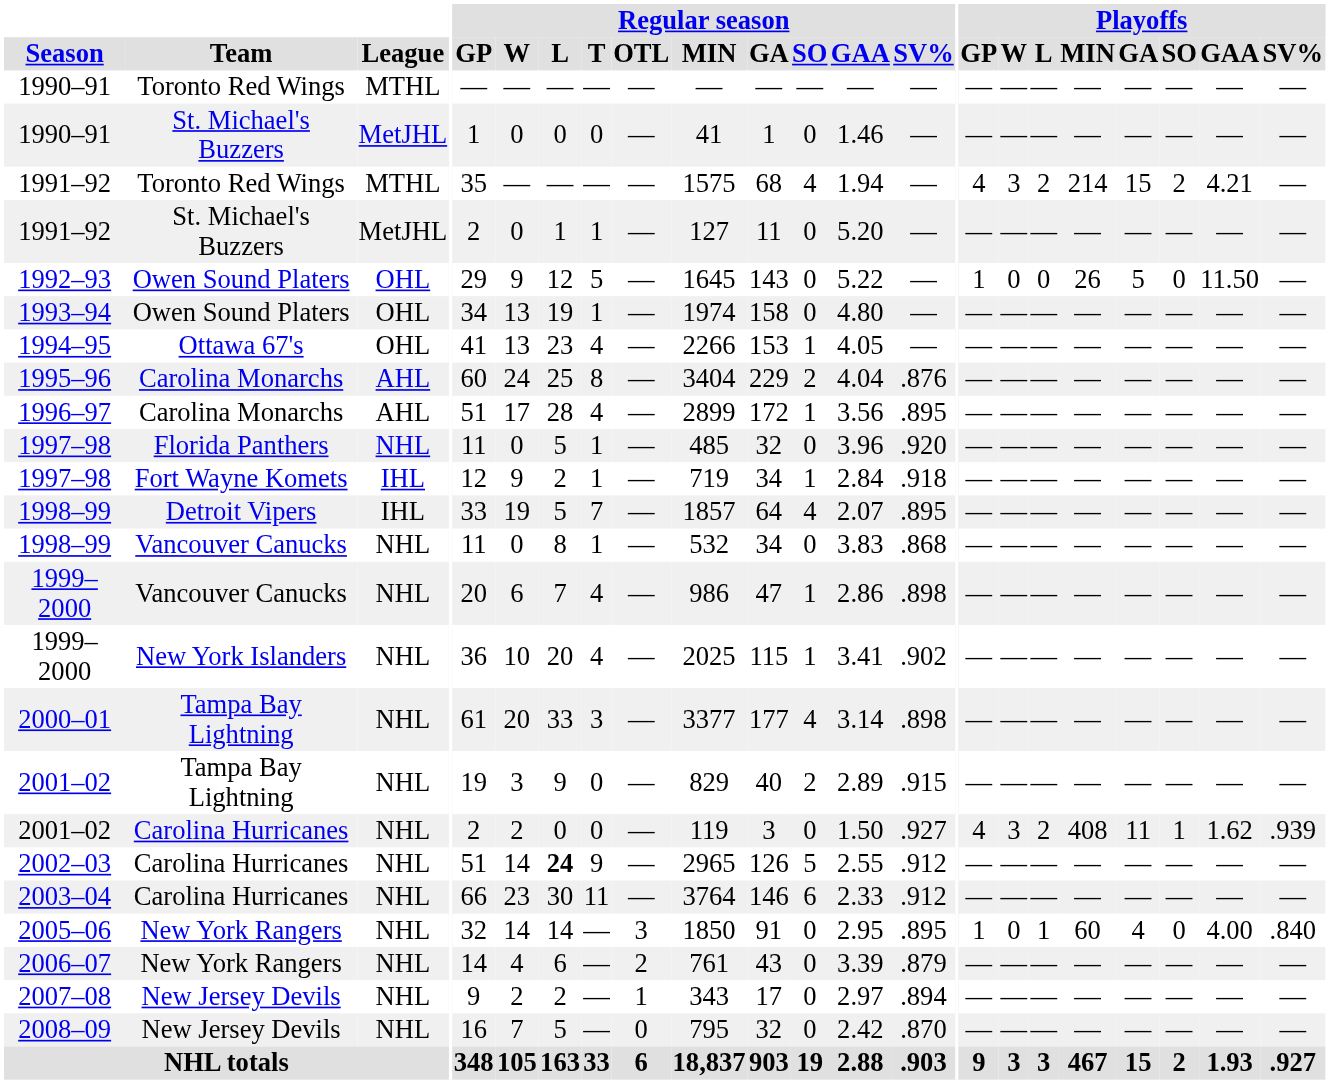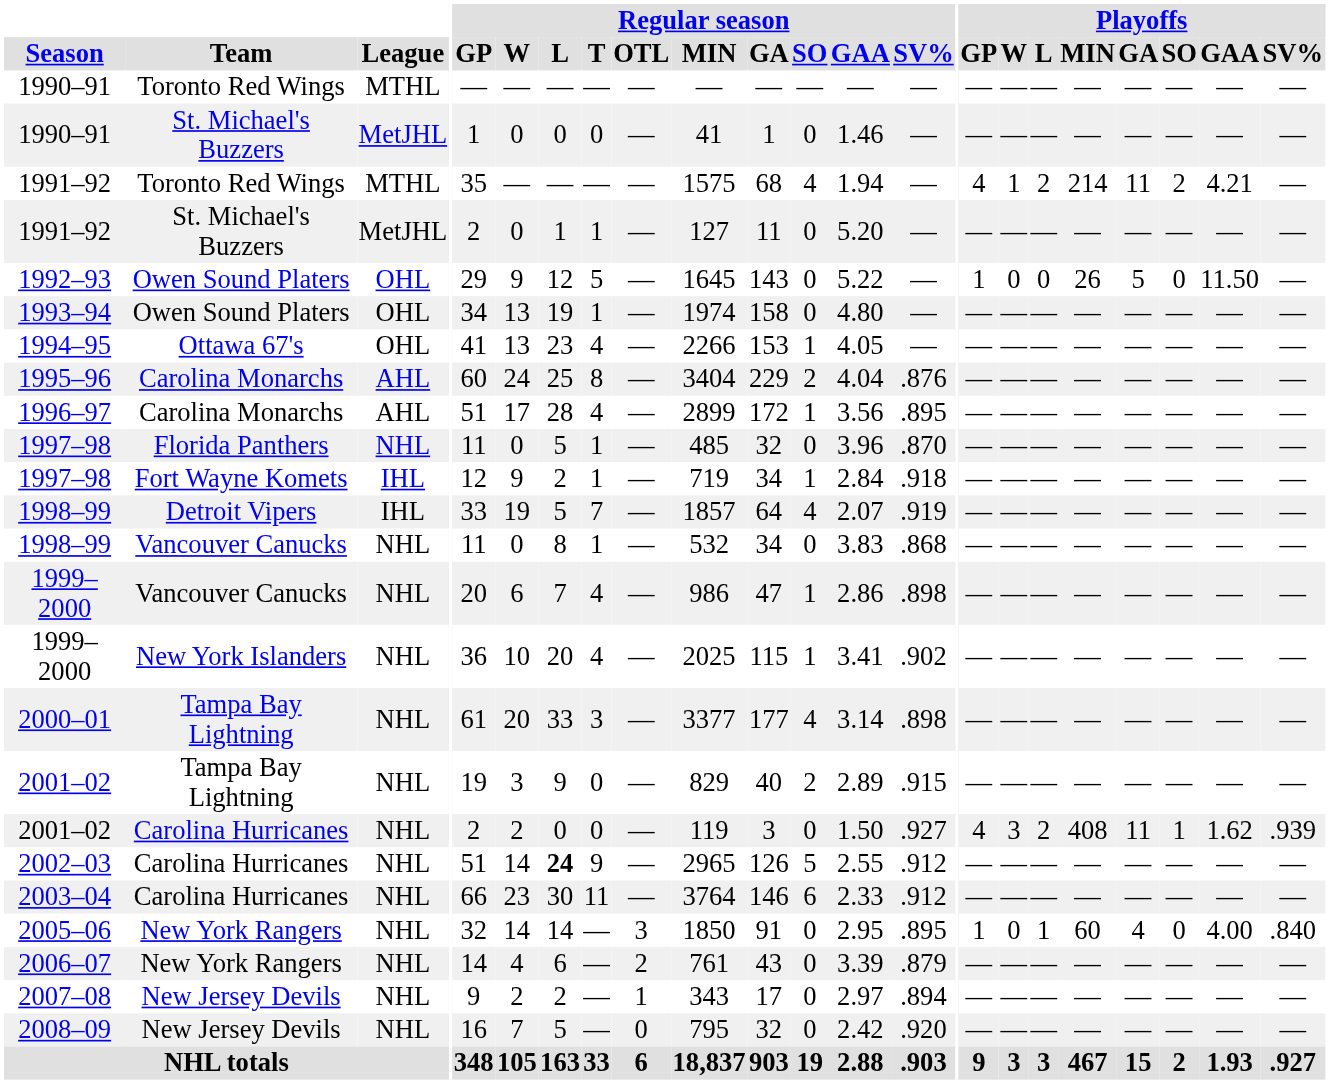(1014, 182) 3 -> (1014, 182) 1
(1138, 182) 15 -> (1138, 182) 11
(923, 445) .920 -> (923, 445) .870
(923, 511) .895 -> (923, 511) .919
(923, 1029) .870 -> (923, 1029) .920
